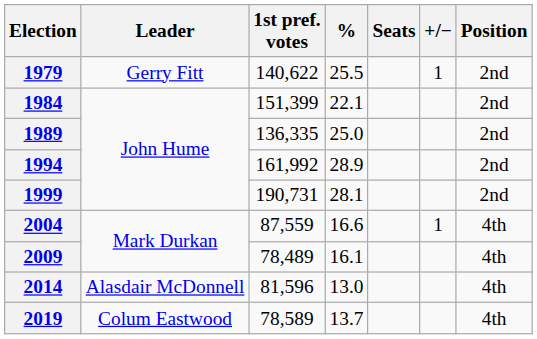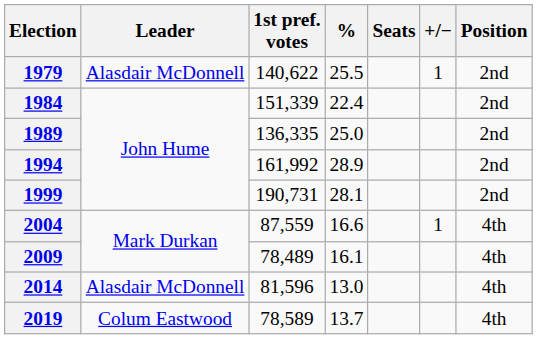(165, 72) Gerry Fitt -> (165, 72) Alasdair McDonnell
(287, 103) 151,399 -> (287, 103) 151,339
(347, 103) 22.1 -> (347, 103) 22.4
